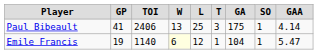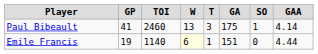- column: (201, 12)
(145, 27) 2406 -> (155, 27) 2460
(236, 41) 104 -> (229, 41) 151
(260, 41) 1 -> (255, 41) 0
(289, 41) 5.47 -> (287, 41) 4.44
